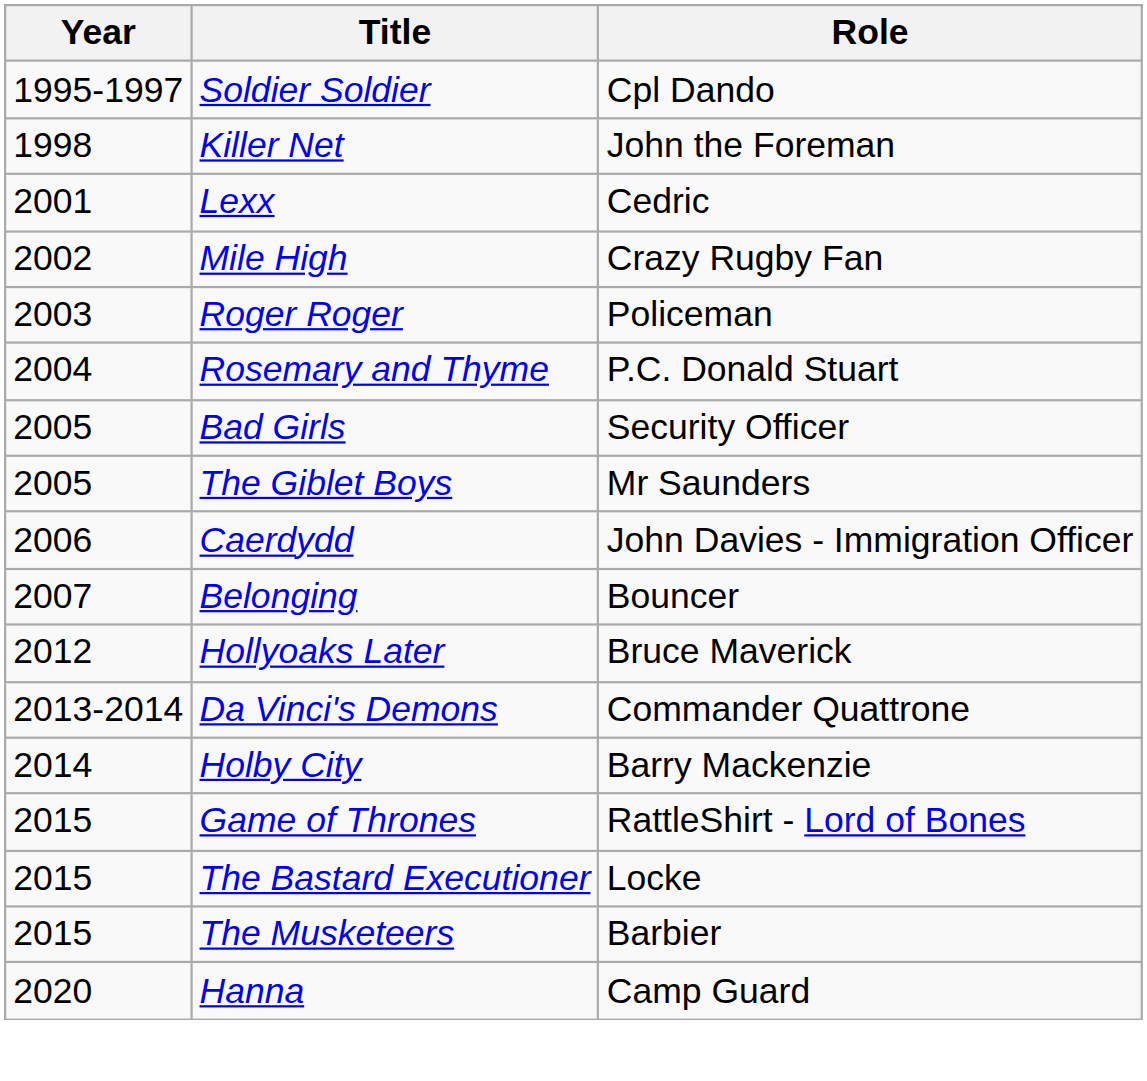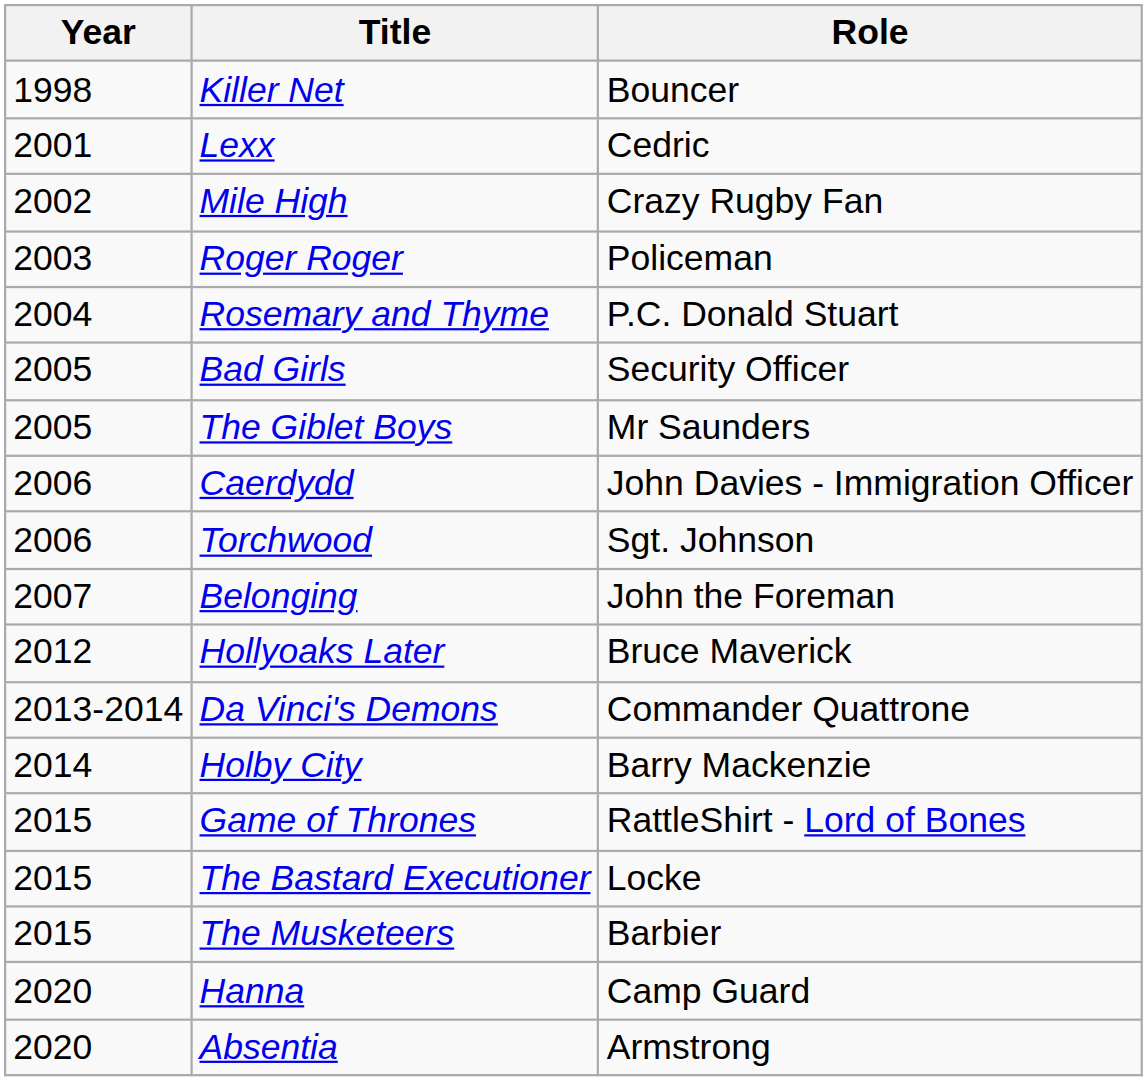- row: (315, 88)
(751, 145) John the Foreman -> (673, 88) Bouncer
+ row: (286, 539)
(673, 595) Bouncer -> (751, 595) John the Foreman
+ row: (269, 1046)
